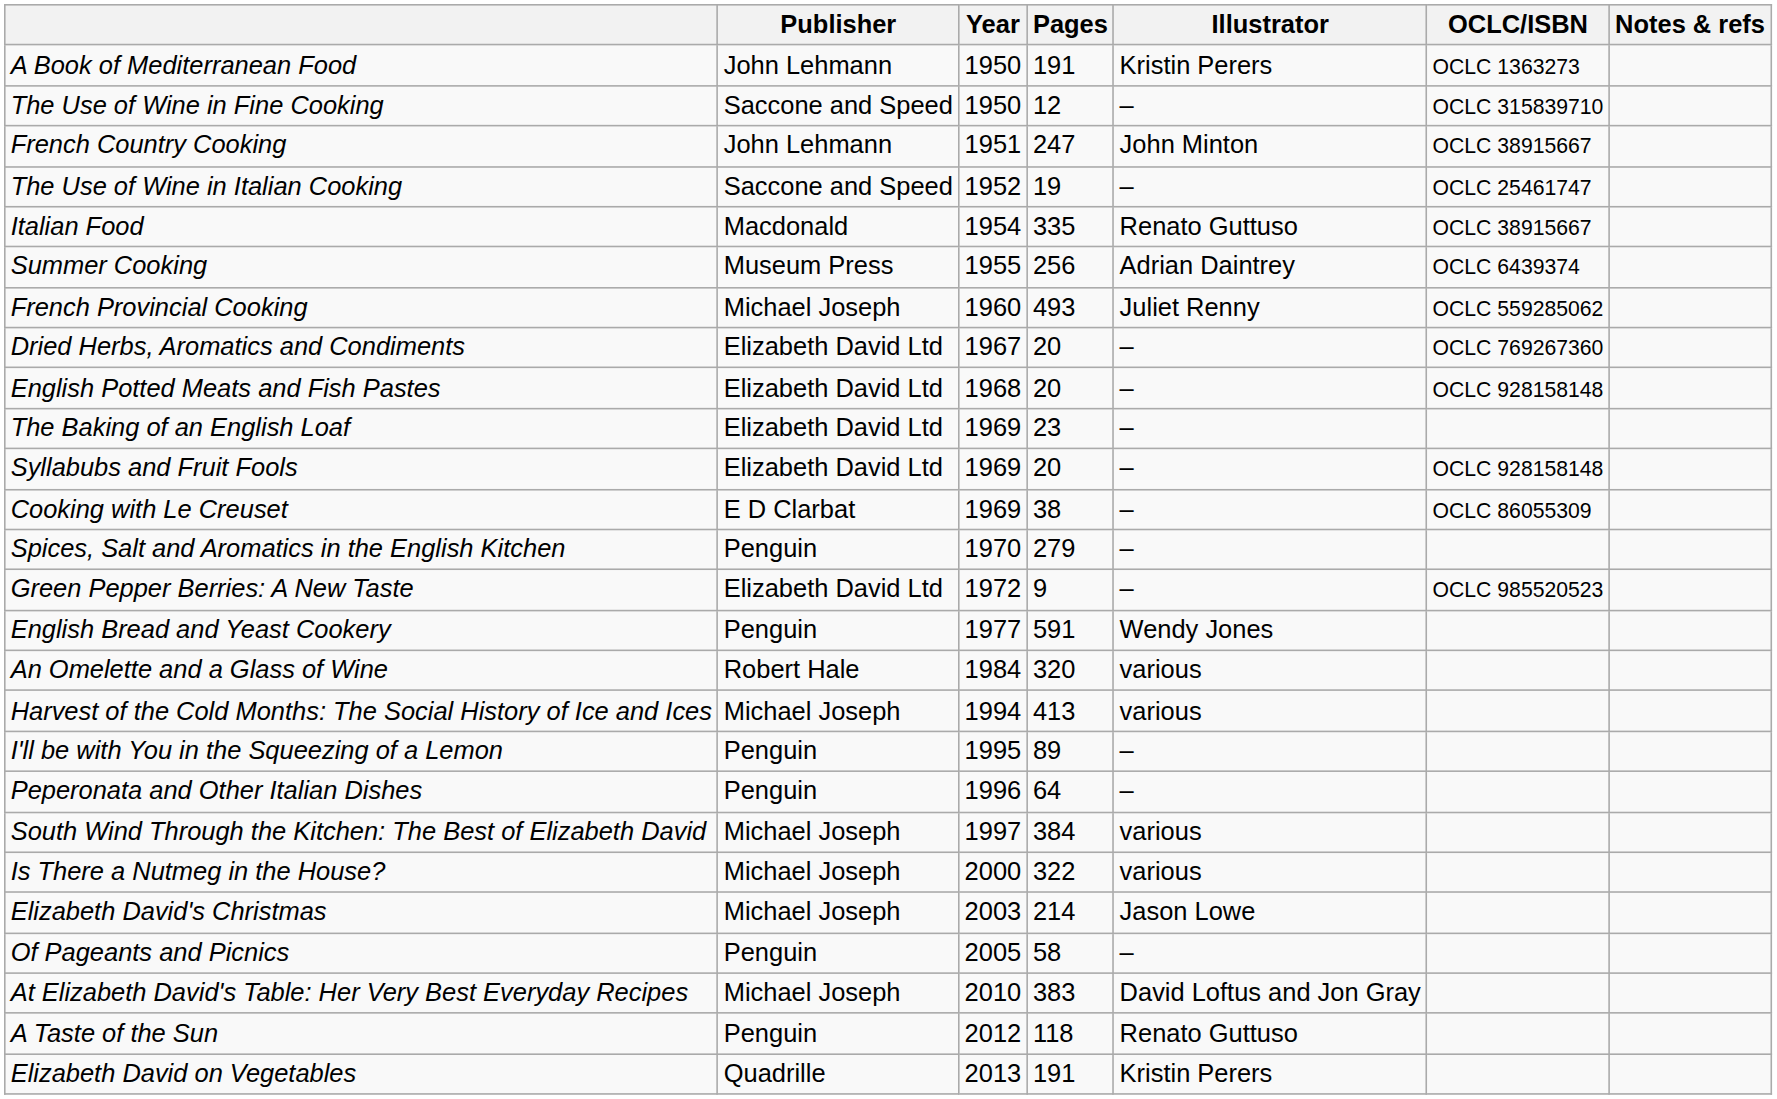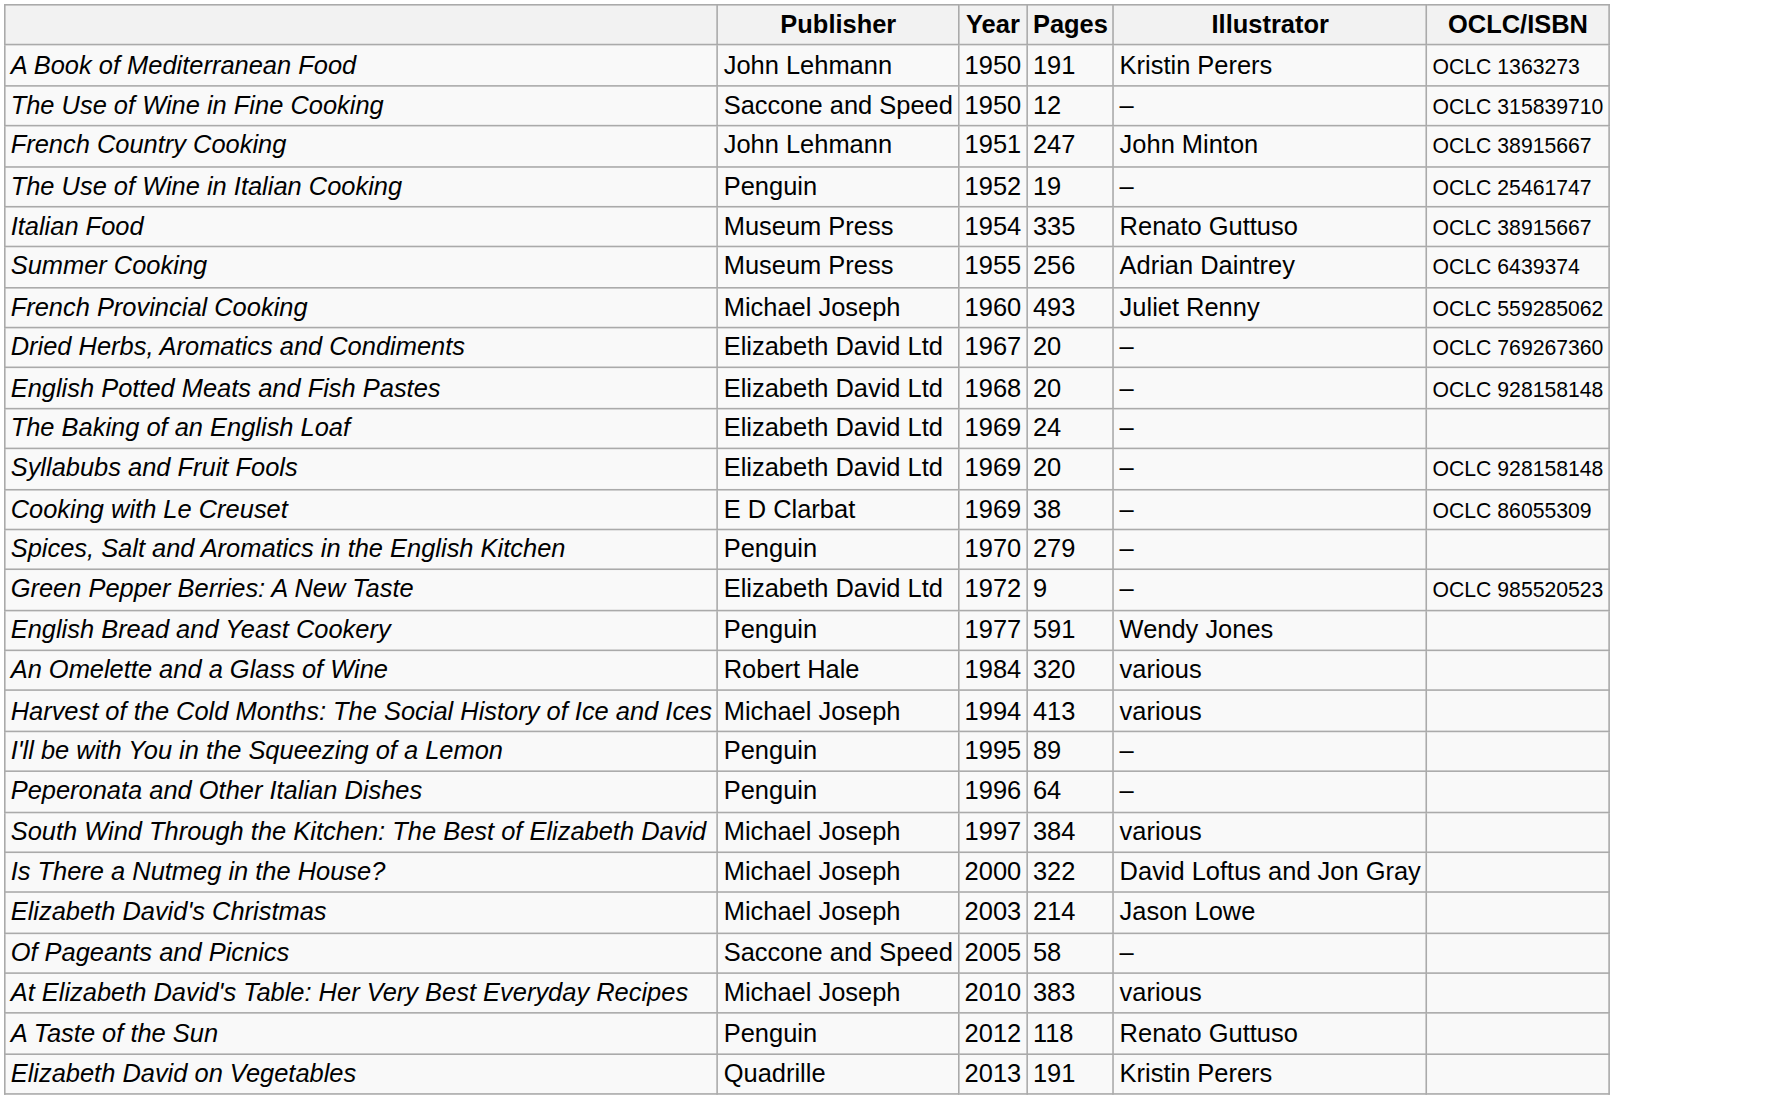- column: (1690, 24)
(838, 186) Saccone and Speed -> (770, 186) Penguin
(786, 226) Macdonald -> (809, 226) Museum Press
(1047, 428) 23 -> (1047, 428) 24
(1161, 871) various -> (1270, 871) David Loftus and Jon Gray
(770, 952) Penguin -> (838, 952) Saccone and Speed
(1270, 992) David Loftus and Jon Gray -> (1161, 992) various
